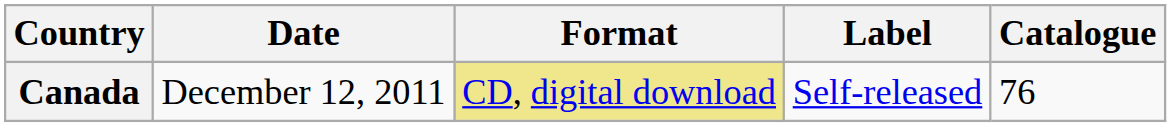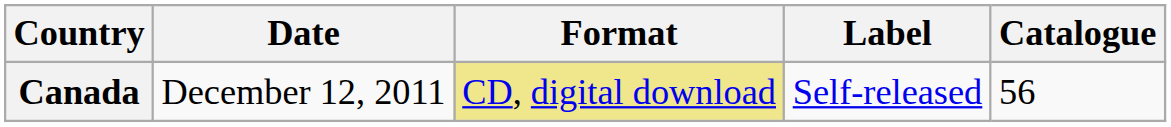(1017, 90) 76 -> (1017, 90) 56
